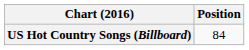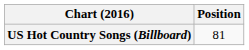(219, 34) 84 -> (219, 34) 81
